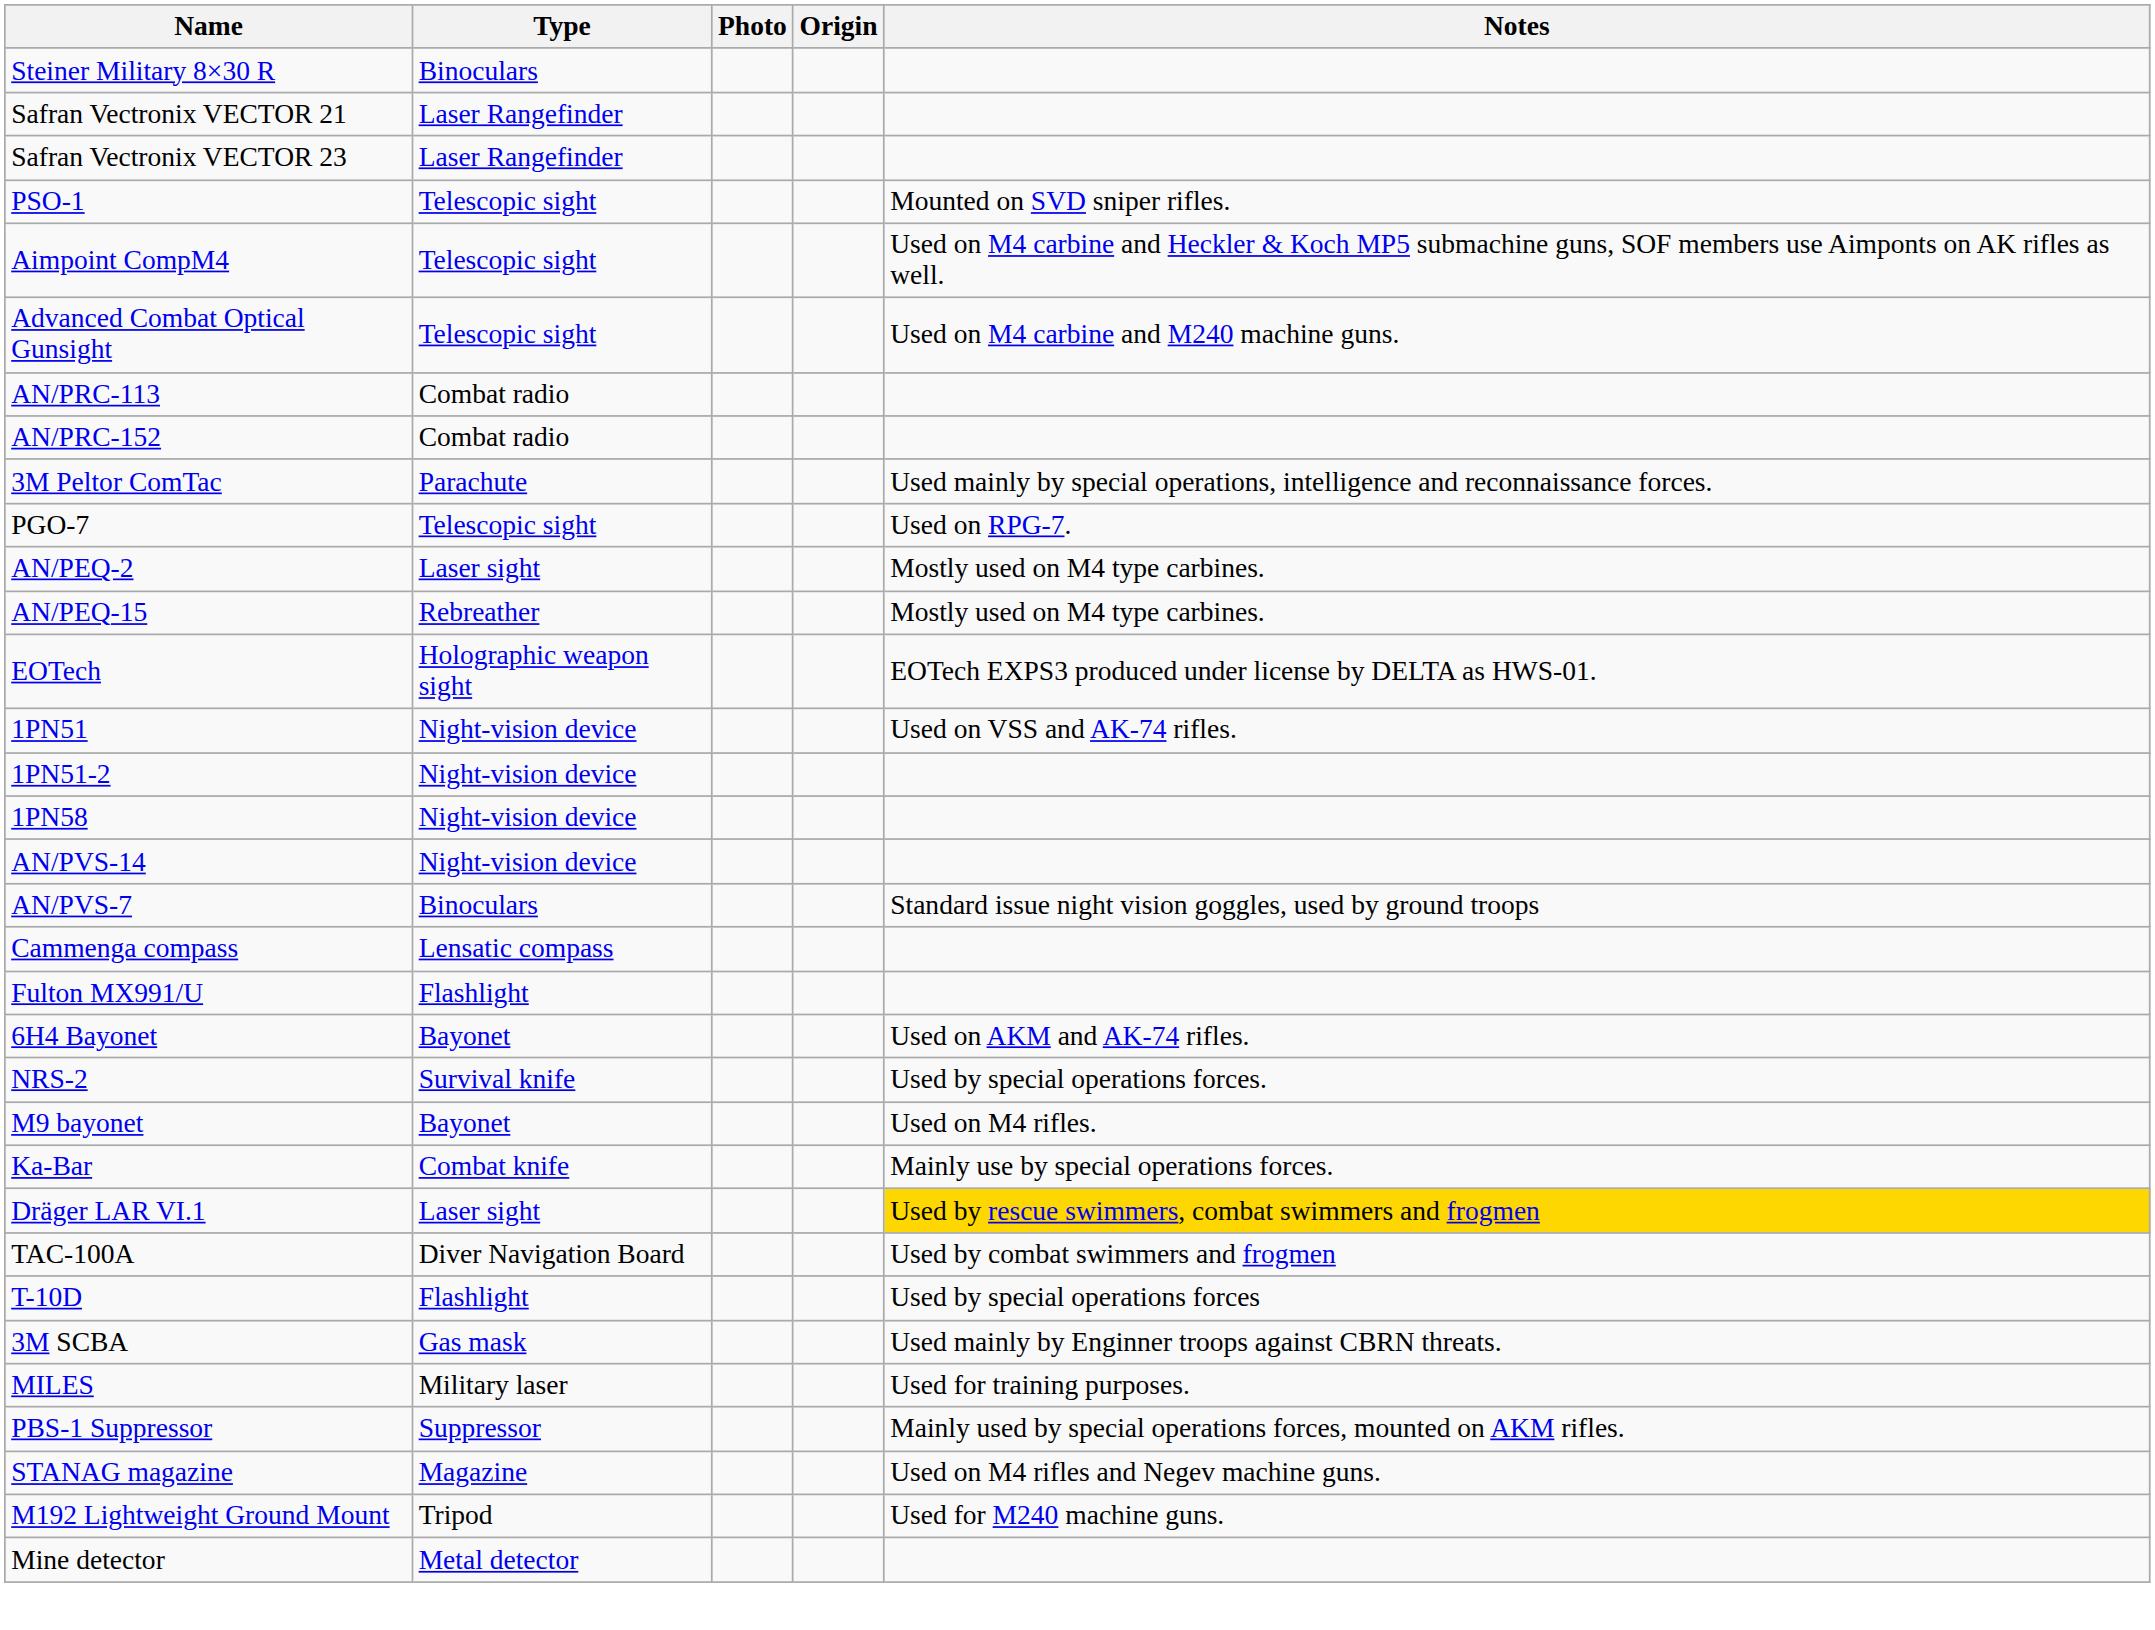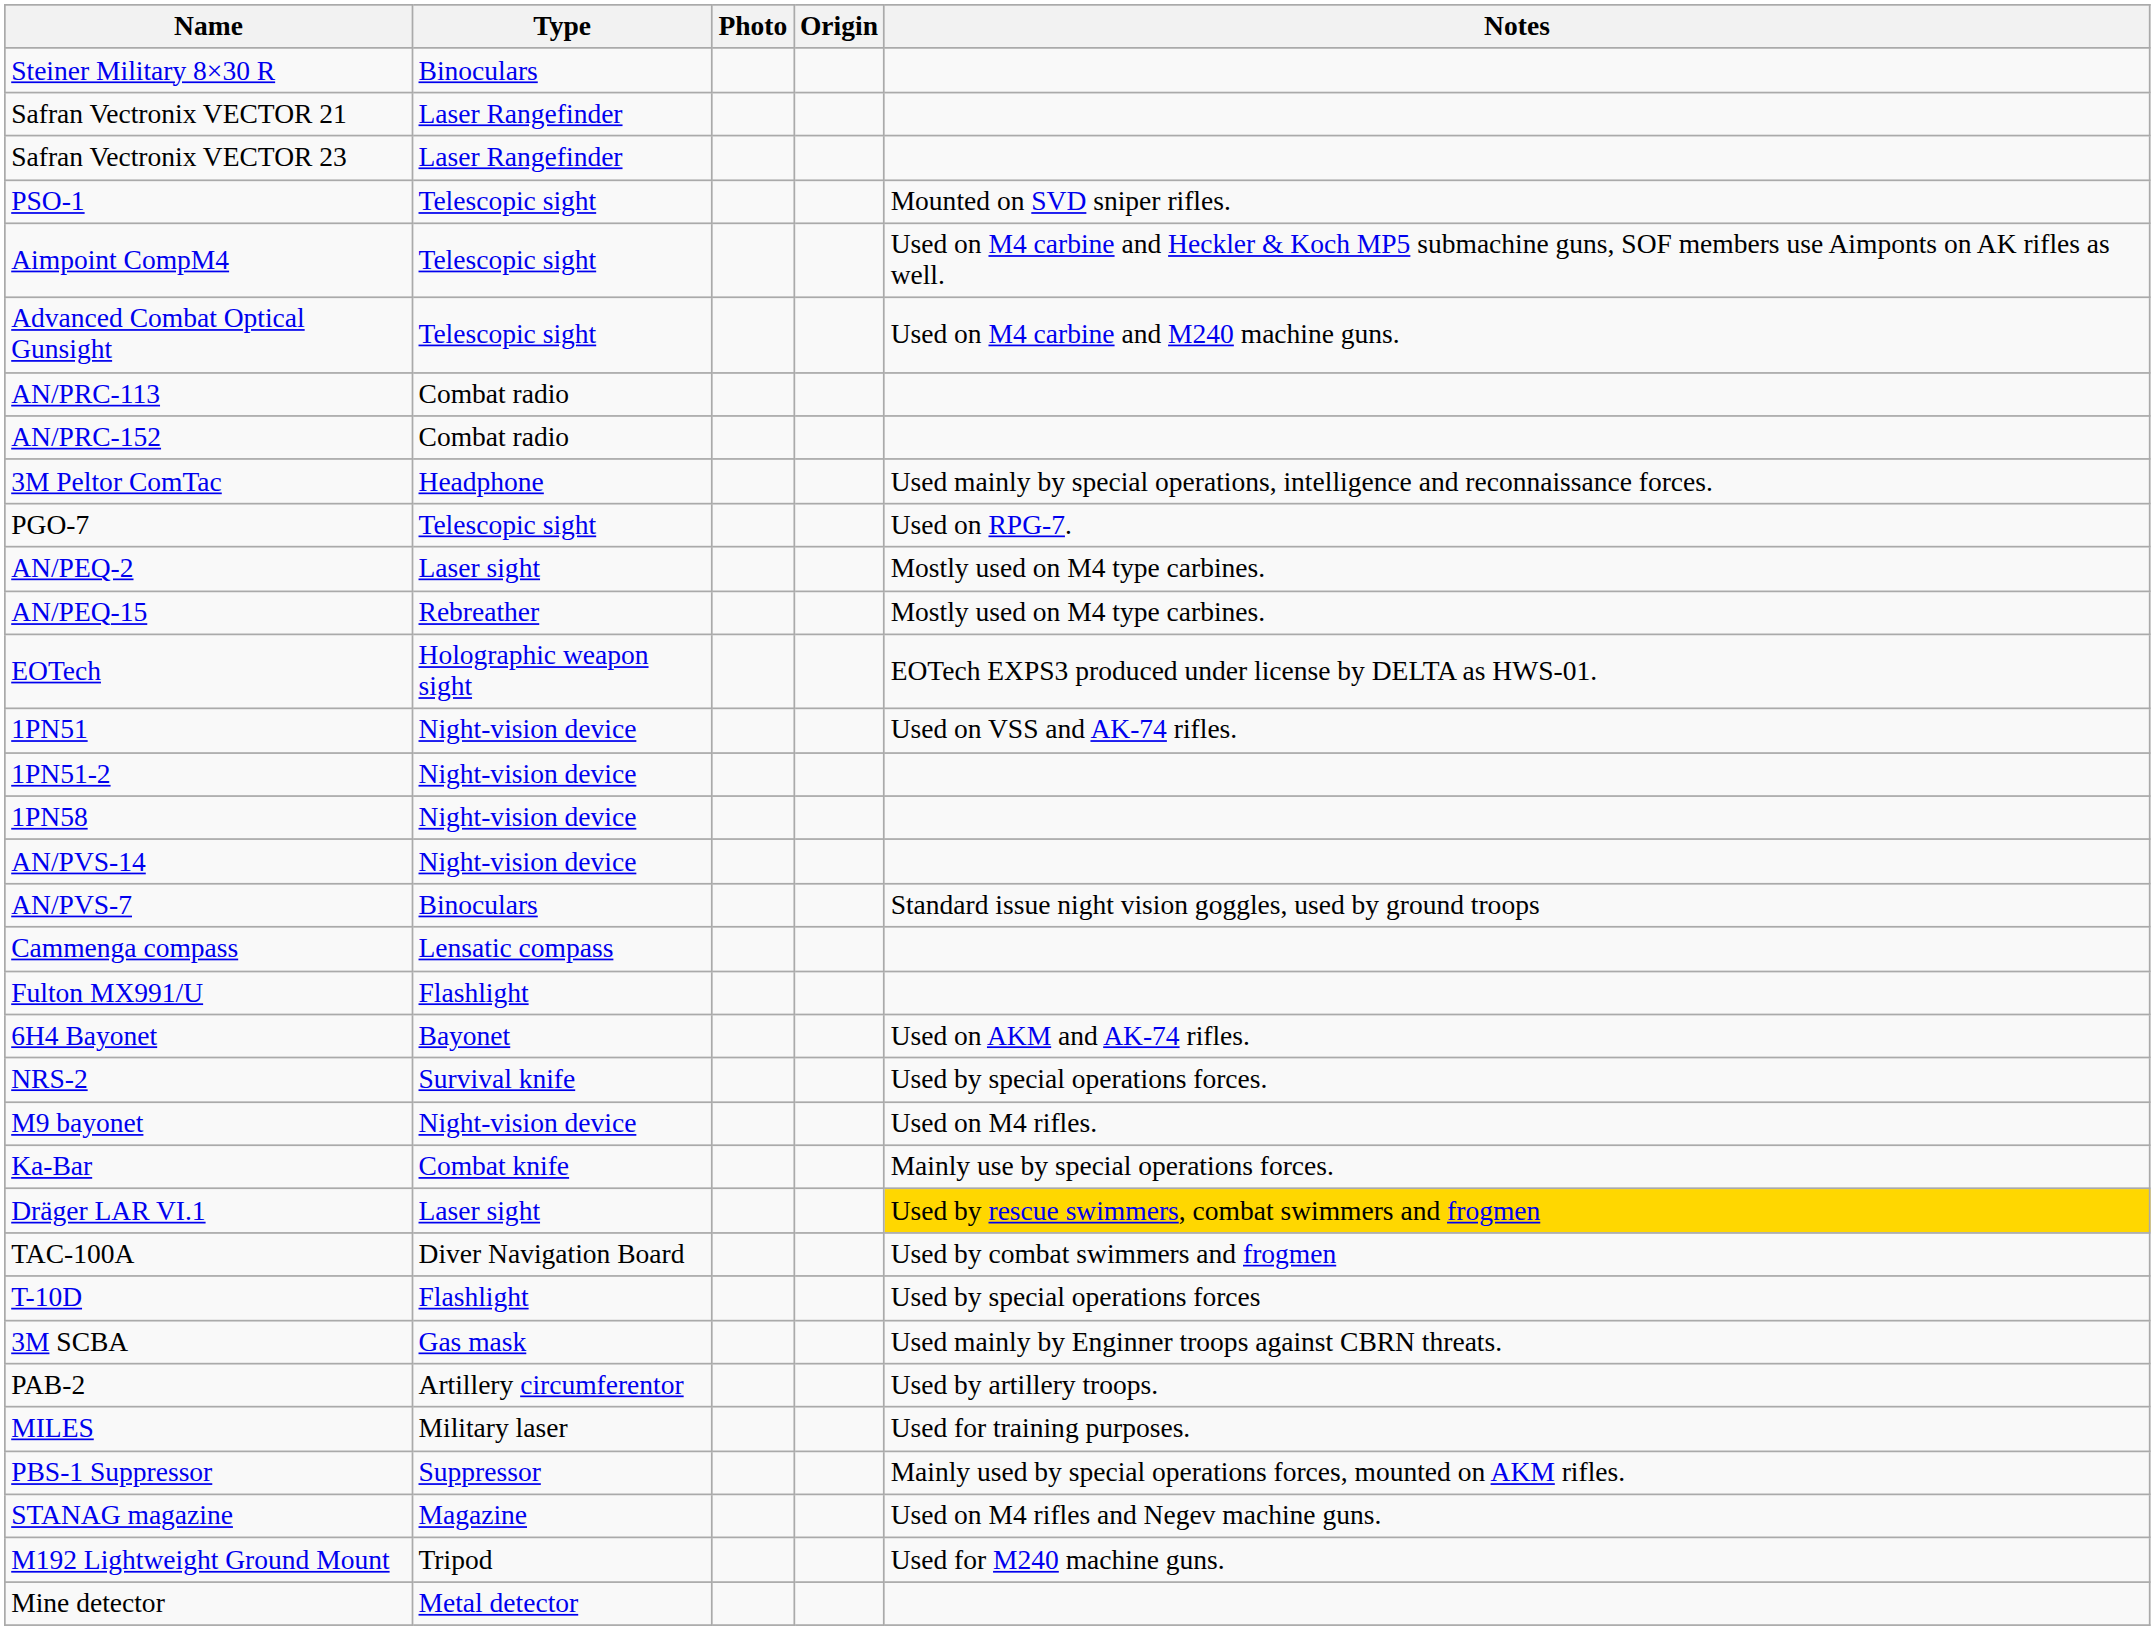(473, 481) Parachute -> (481, 481) Headphone
(465, 1123) Bayonet -> (527, 1123) Night-vision device
+ row: (48, 1384)
